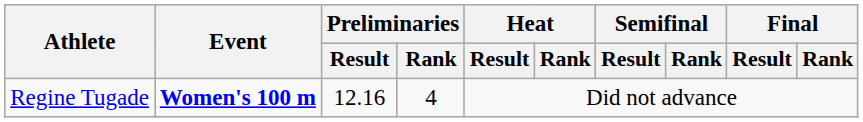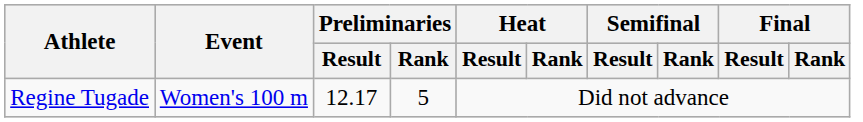(238, 97) bold -> (234, 97) normal
(359, 97) 12.16 -> (351, 97) 12.17
(431, 97) 4 -> (423, 97) 5
